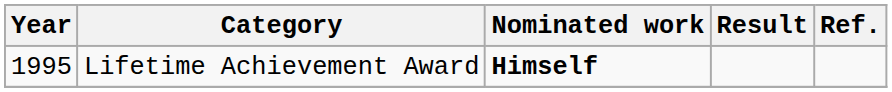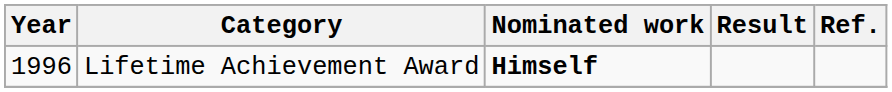(41, 67) 1995 -> (41, 67) 1996
